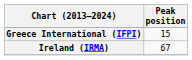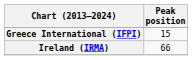(166, 48) 67 -> (166, 48) 66
